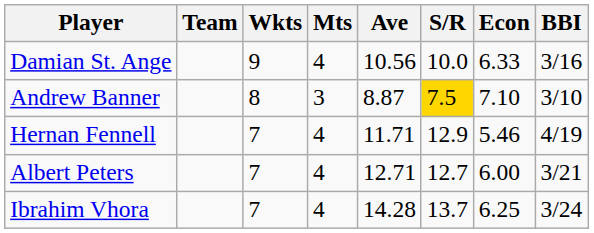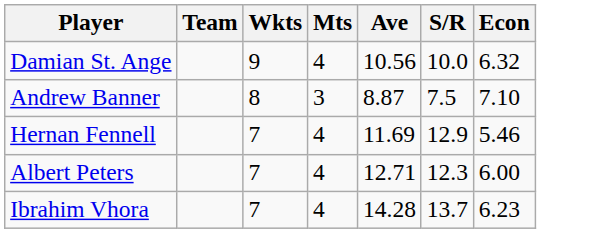- column: (561, 23)
(499, 60) 6.33 -> (499, 60) 6.32
(441, 97) gold background -> (441, 97) no background
(389, 135) 11.71 -> (389, 135) 11.69
(447, 172) 12.7 -> (447, 172) 12.3
(499, 209) 6.25 -> (499, 209) 6.23
